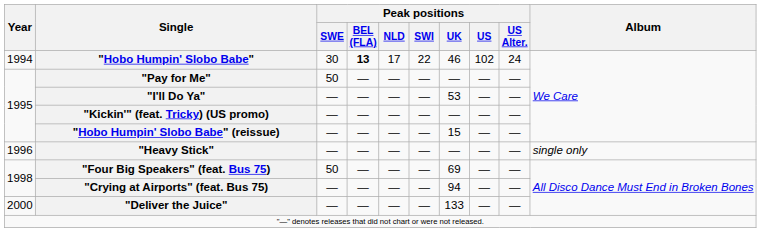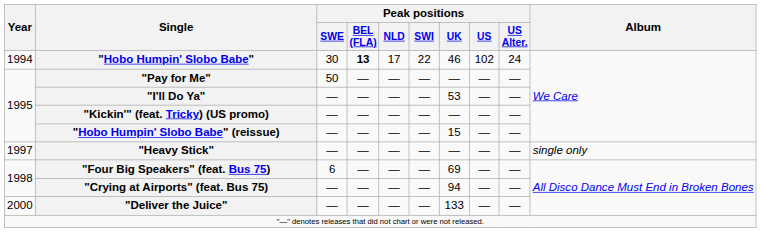(20, 151) 1996 -> (20, 151) 1997
(332, 169) 50 -> (332, 169) 6
